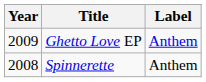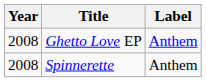(23, 40) 2009 -> (23, 40) 2008
